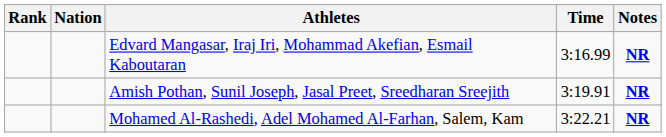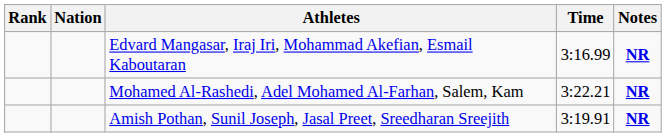rows swapped: (309, 91) <-> (316, 118)
